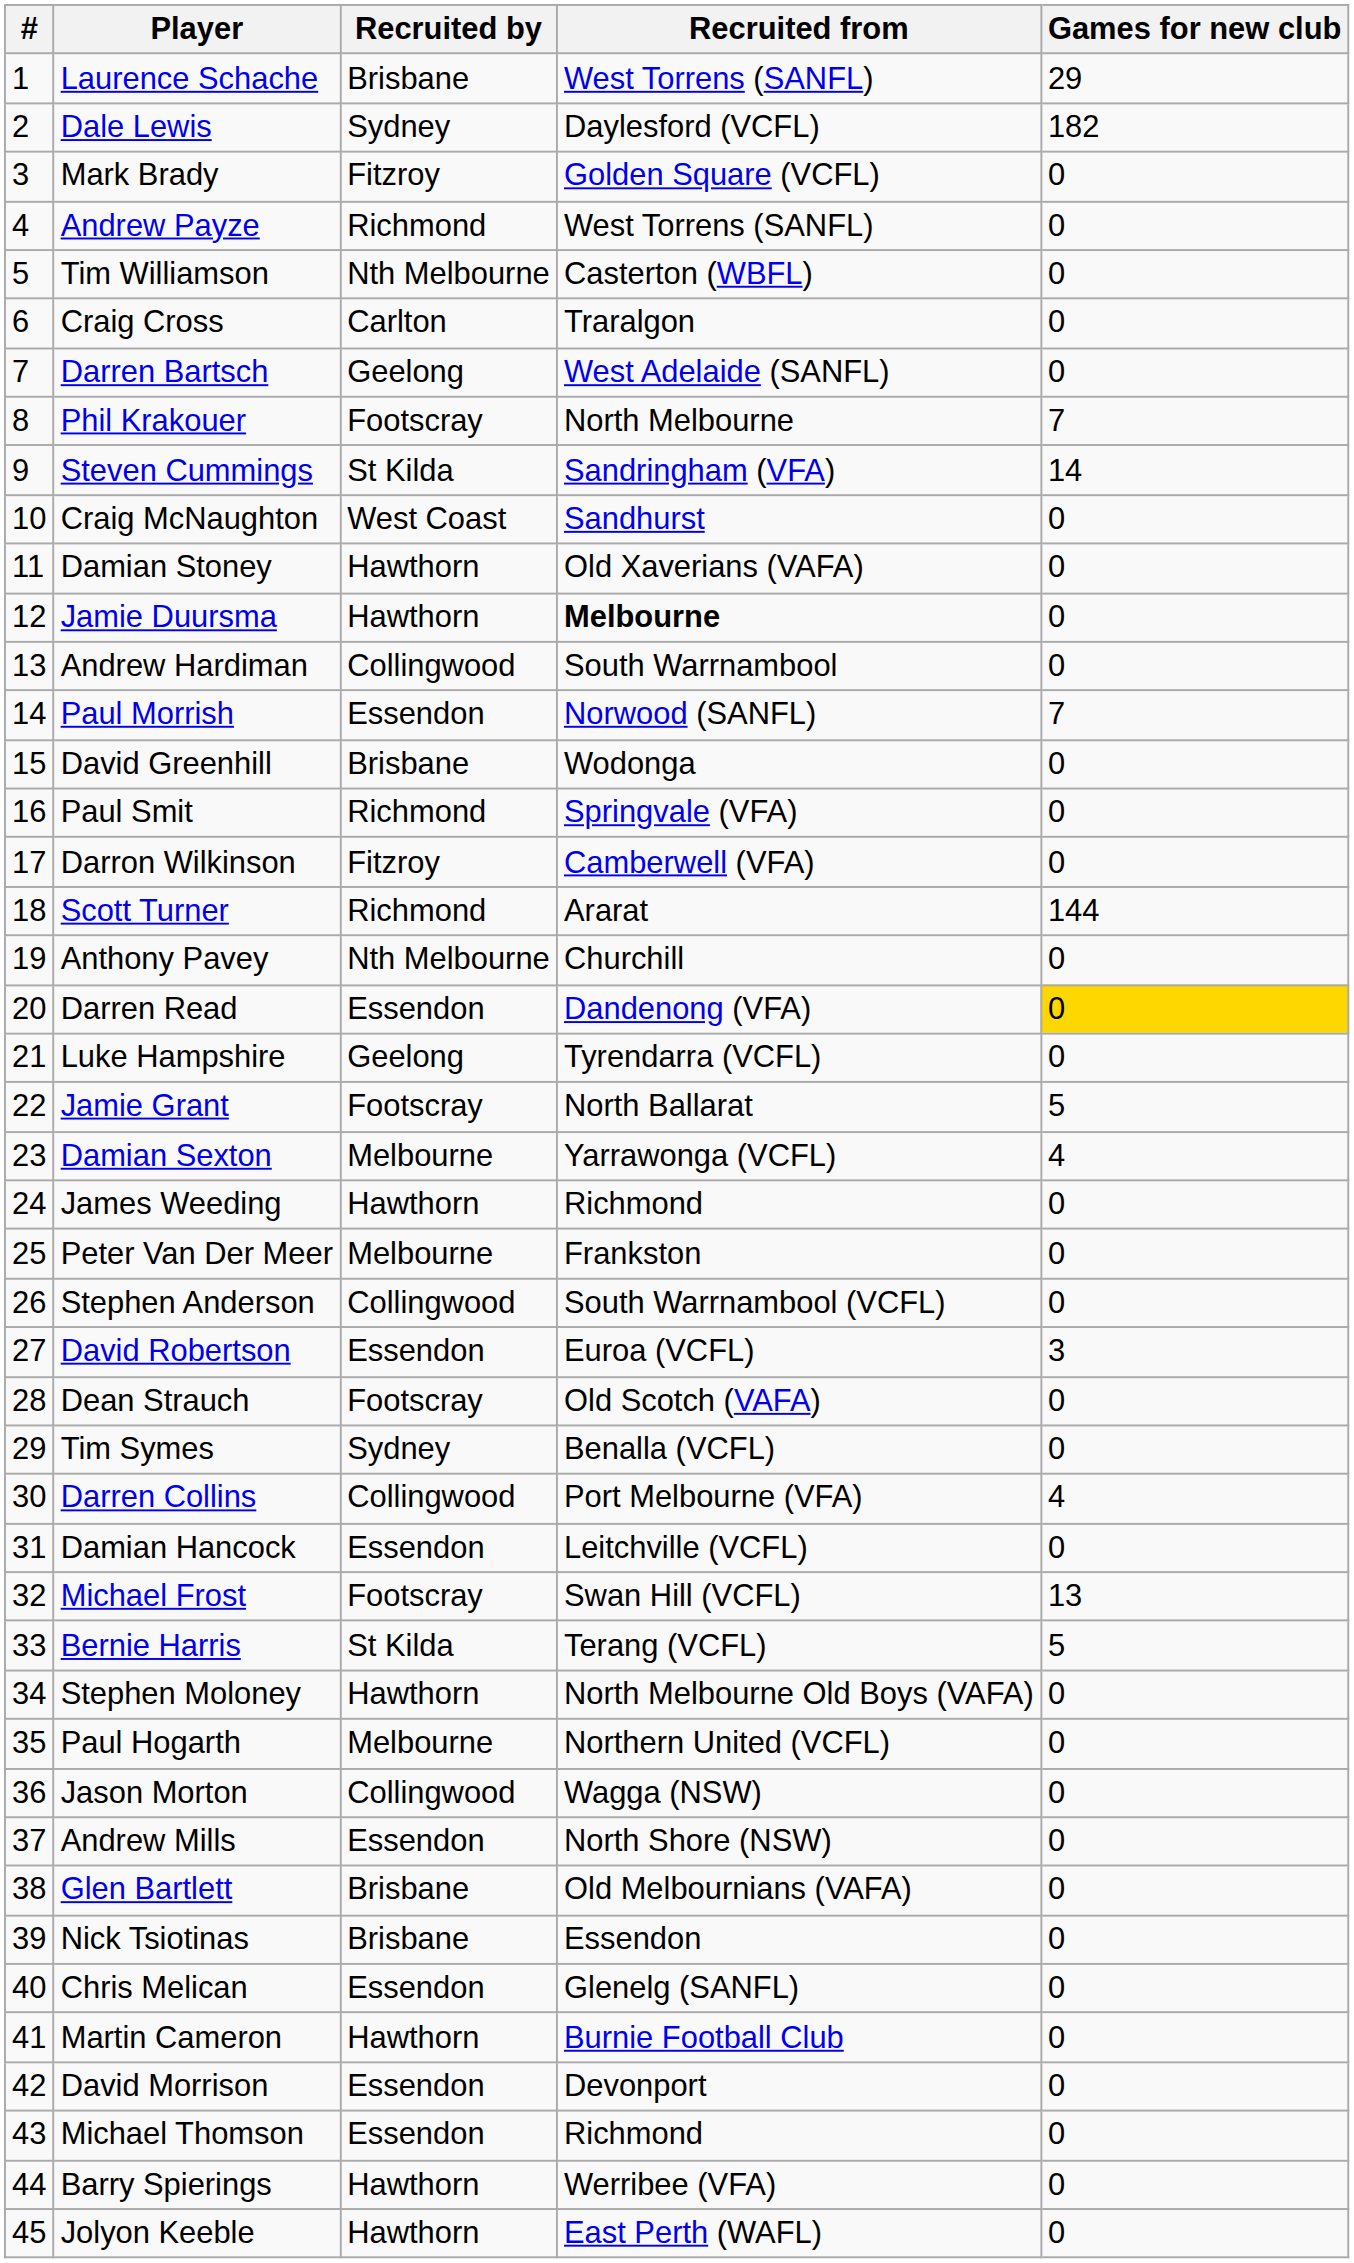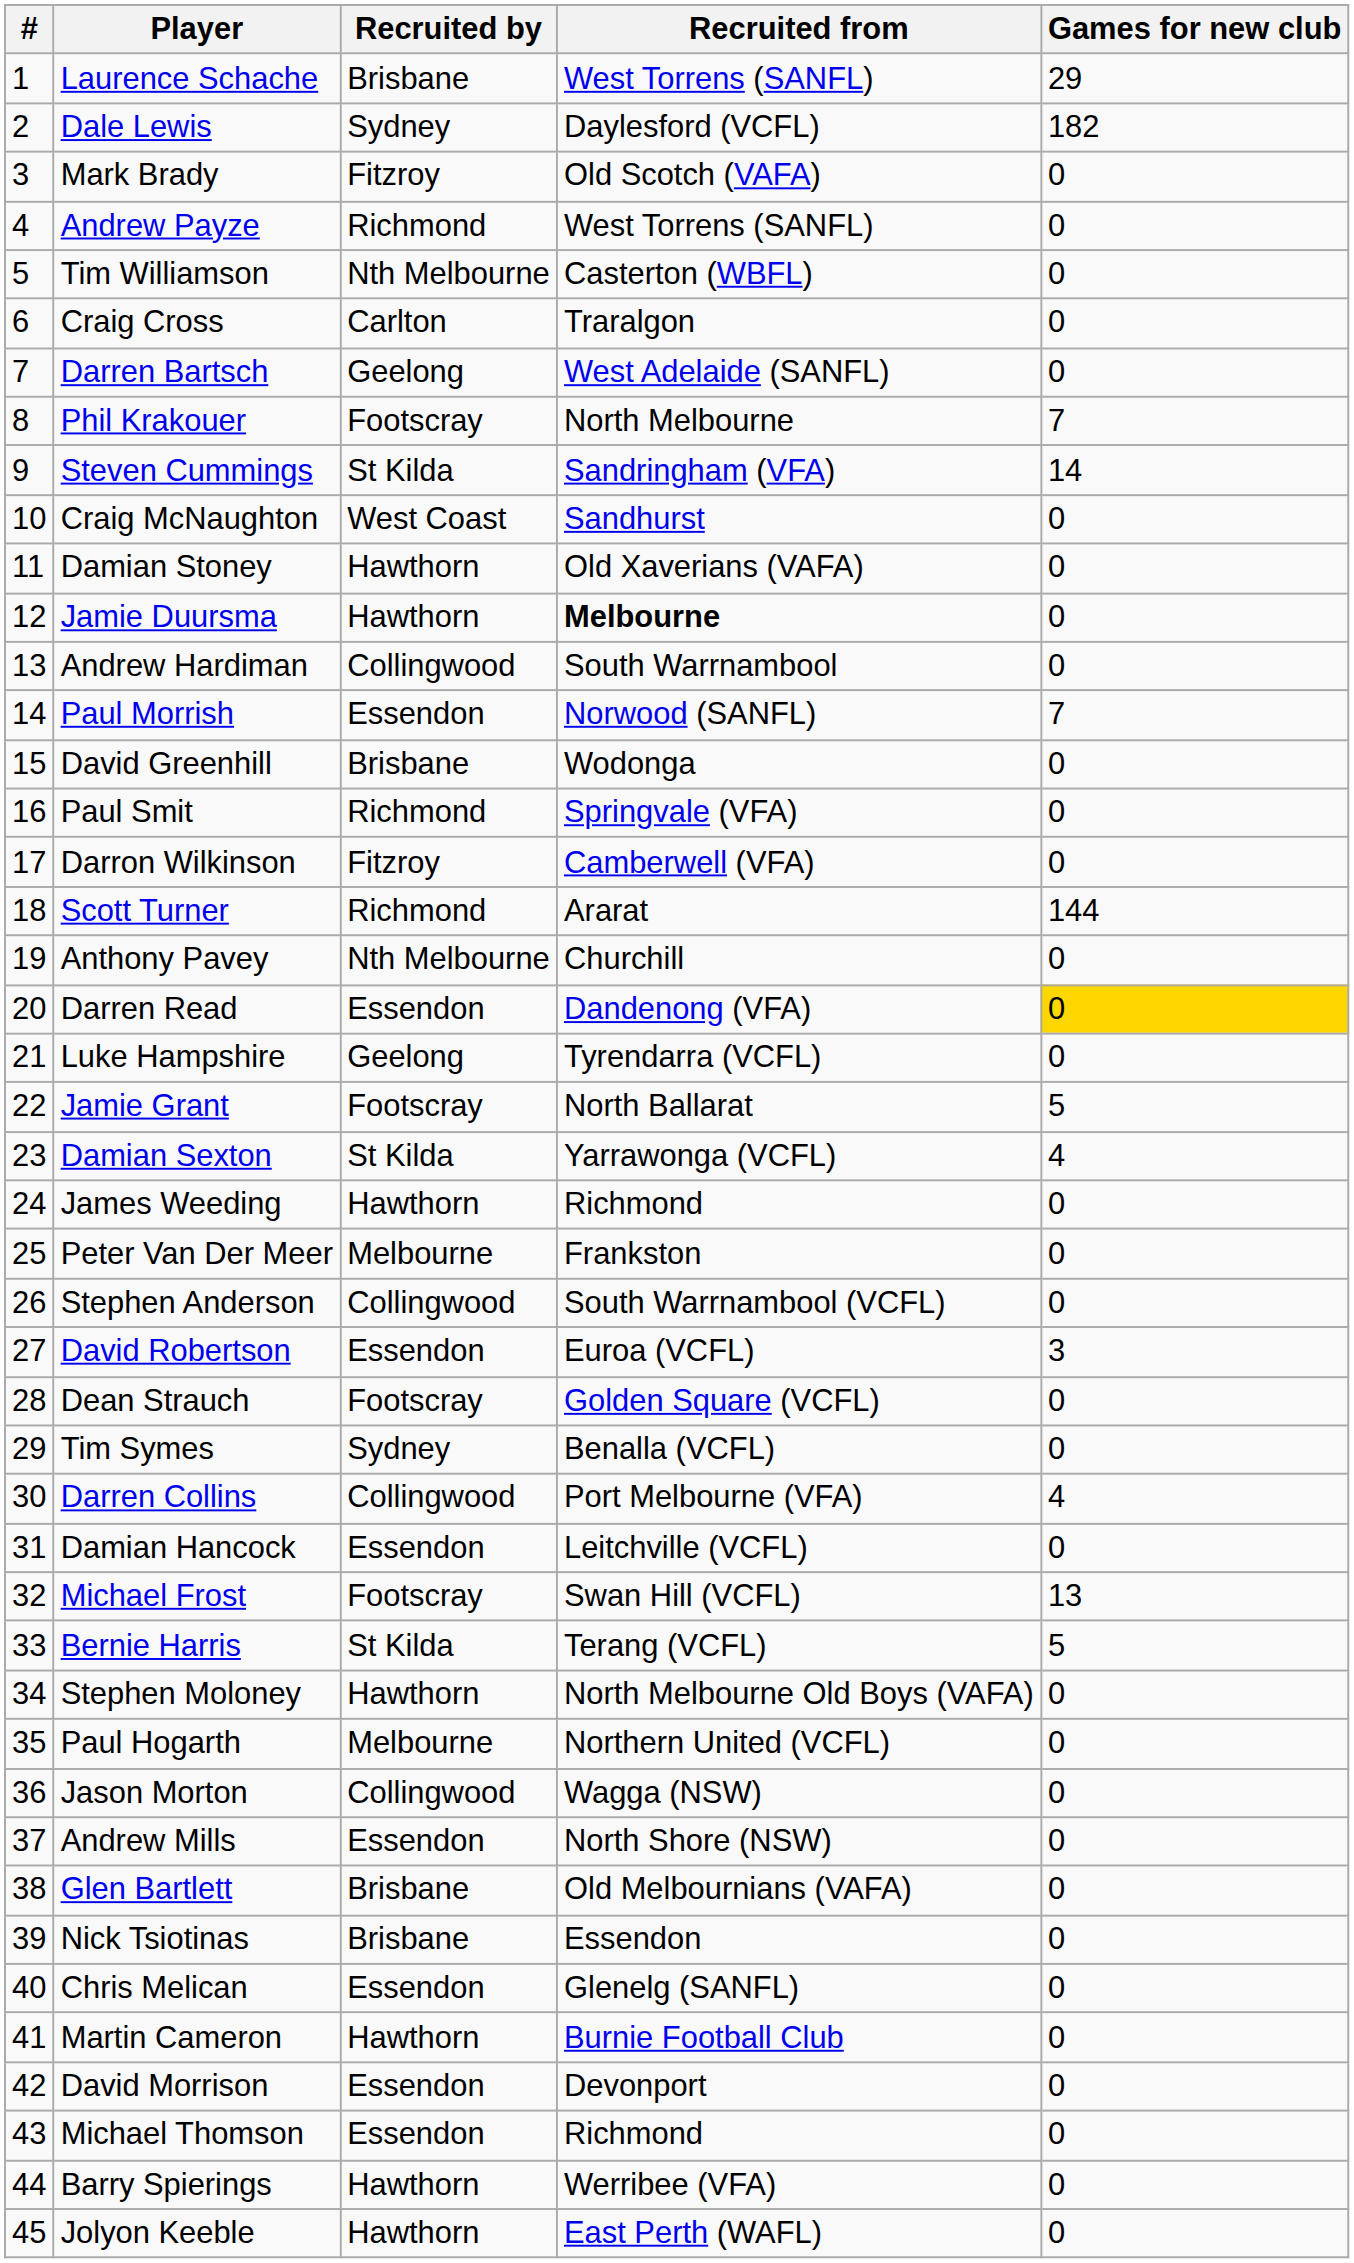(722, 175) Golden Square (VCFL) -> (692, 175) Old Scotch (VAFA)
(420, 1155) Melbourne -> (400, 1155) St Kilda
(692, 1400) Old Scotch (VAFA) -> (722, 1400) Golden Square (VCFL)
